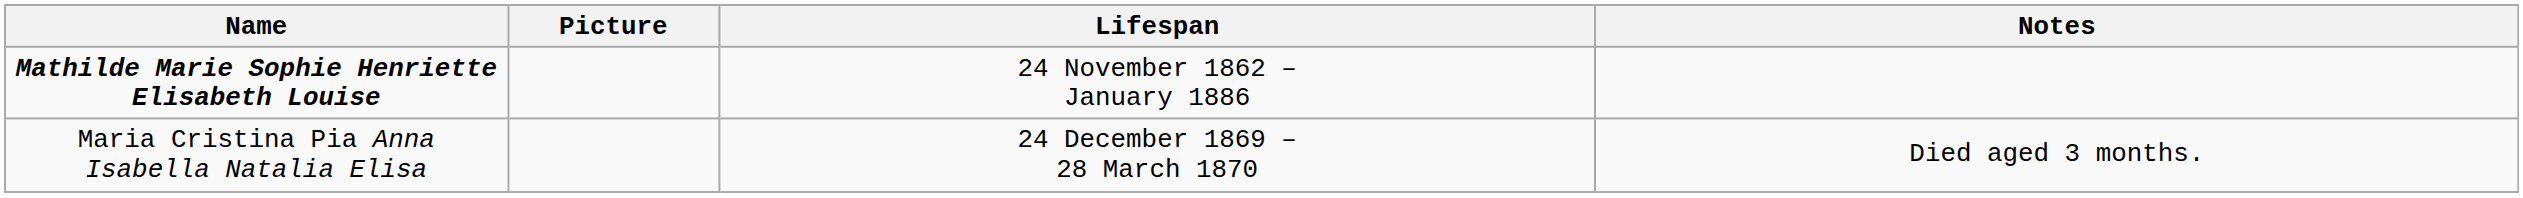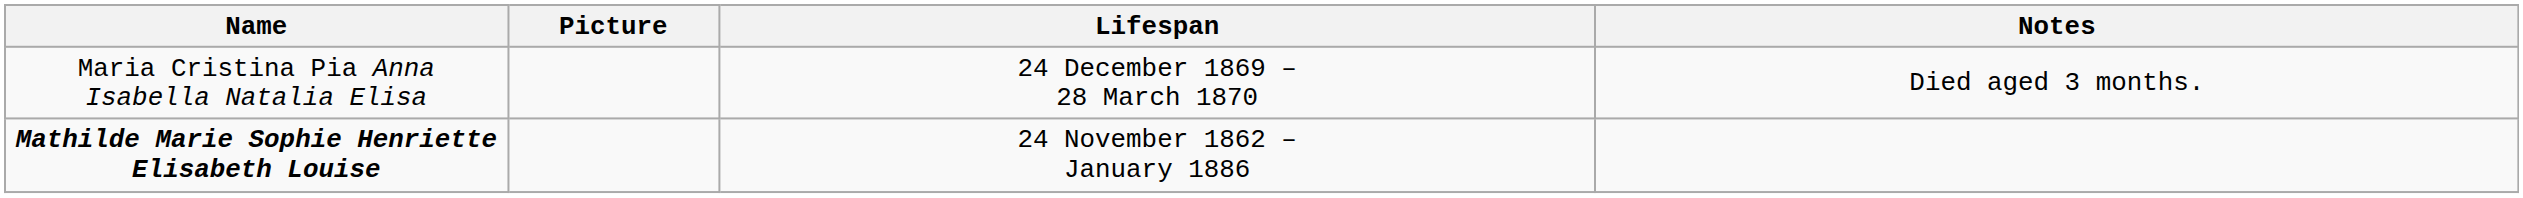rows swapped: (256, 83) <-> (256, 155)
